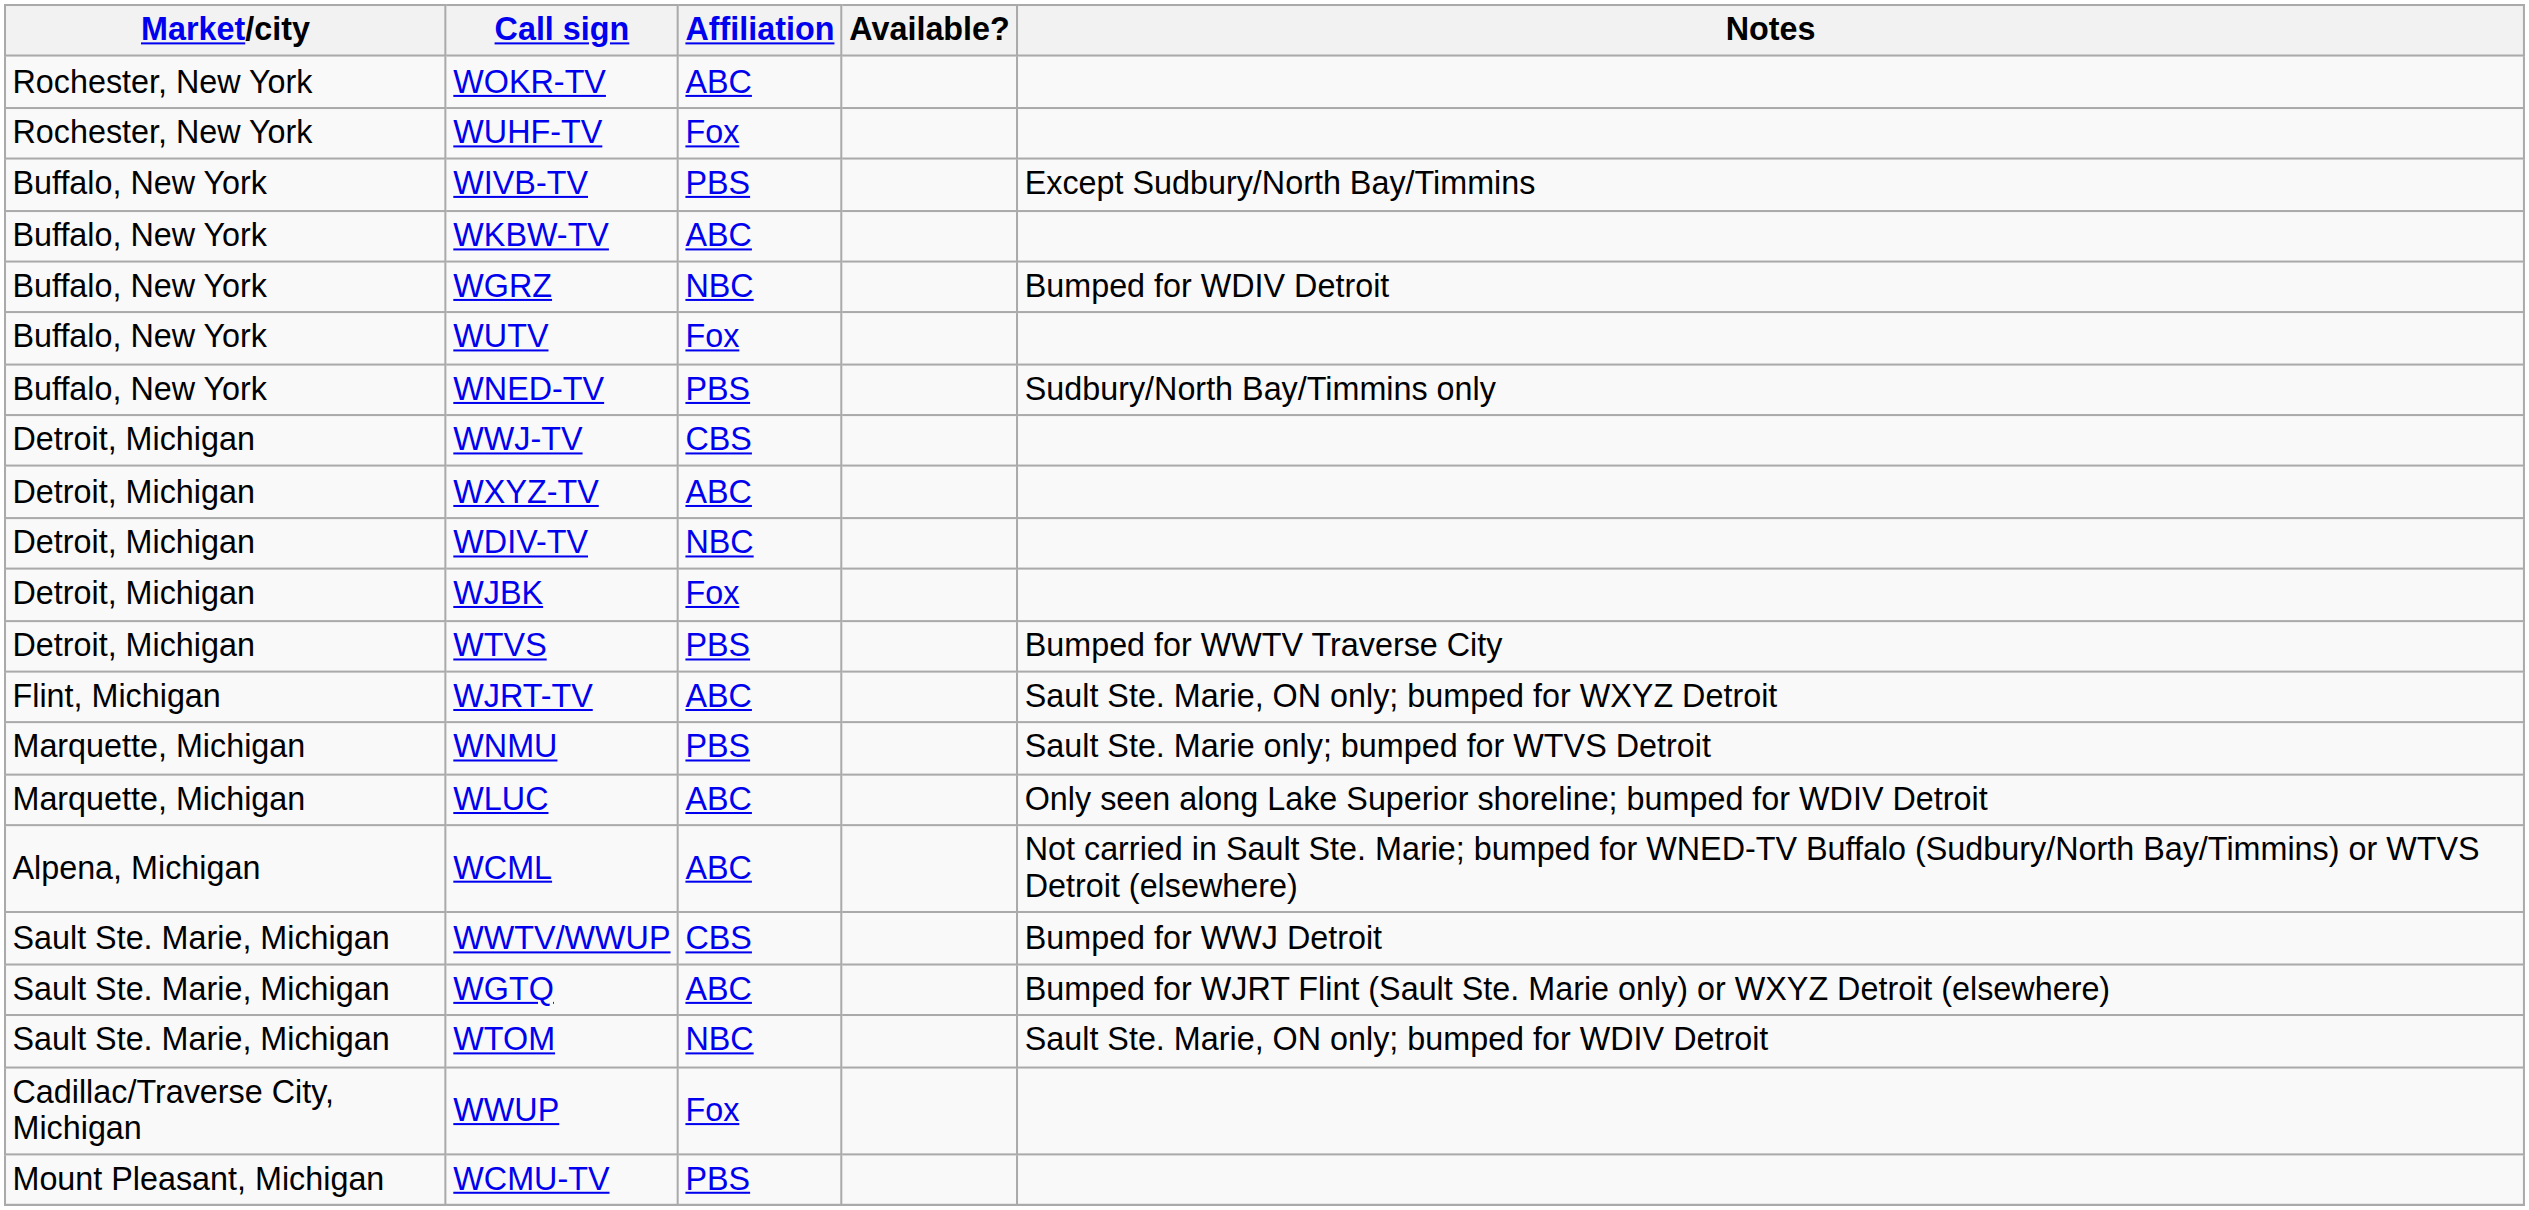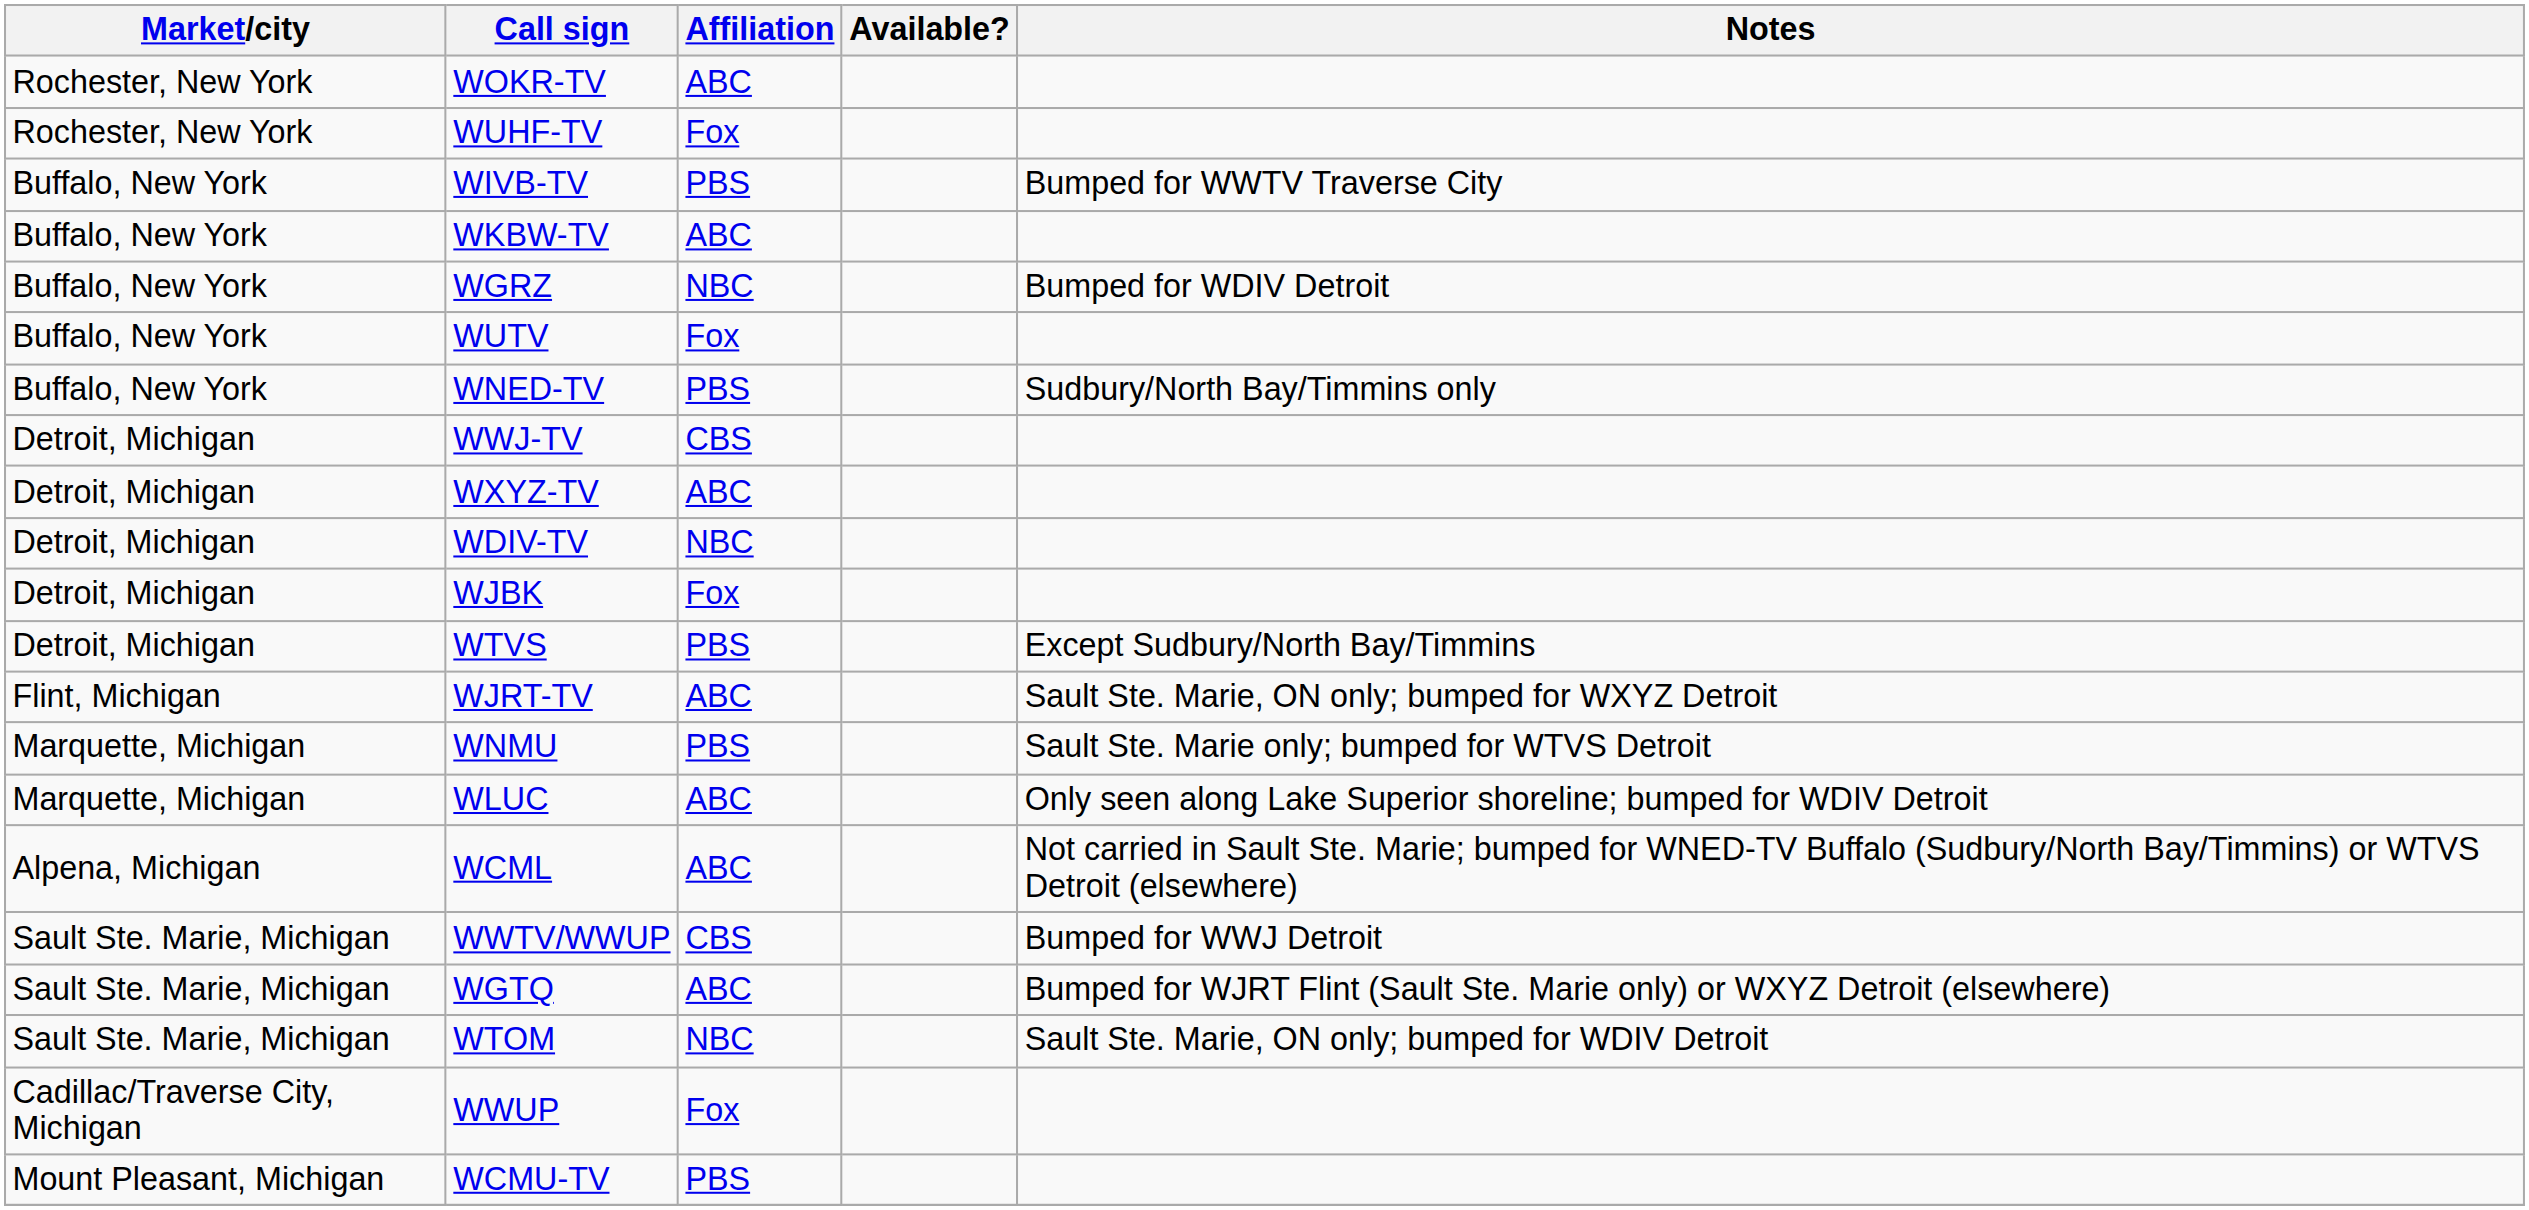(1280, 183) Except Sudbury/North Bay/Timmins -> (1264, 183) Bumped for WWTV Traverse City
(1264, 645) Bumped for WWTV Traverse City -> (1280, 645) Except Sudbury/North Bay/Timmins
